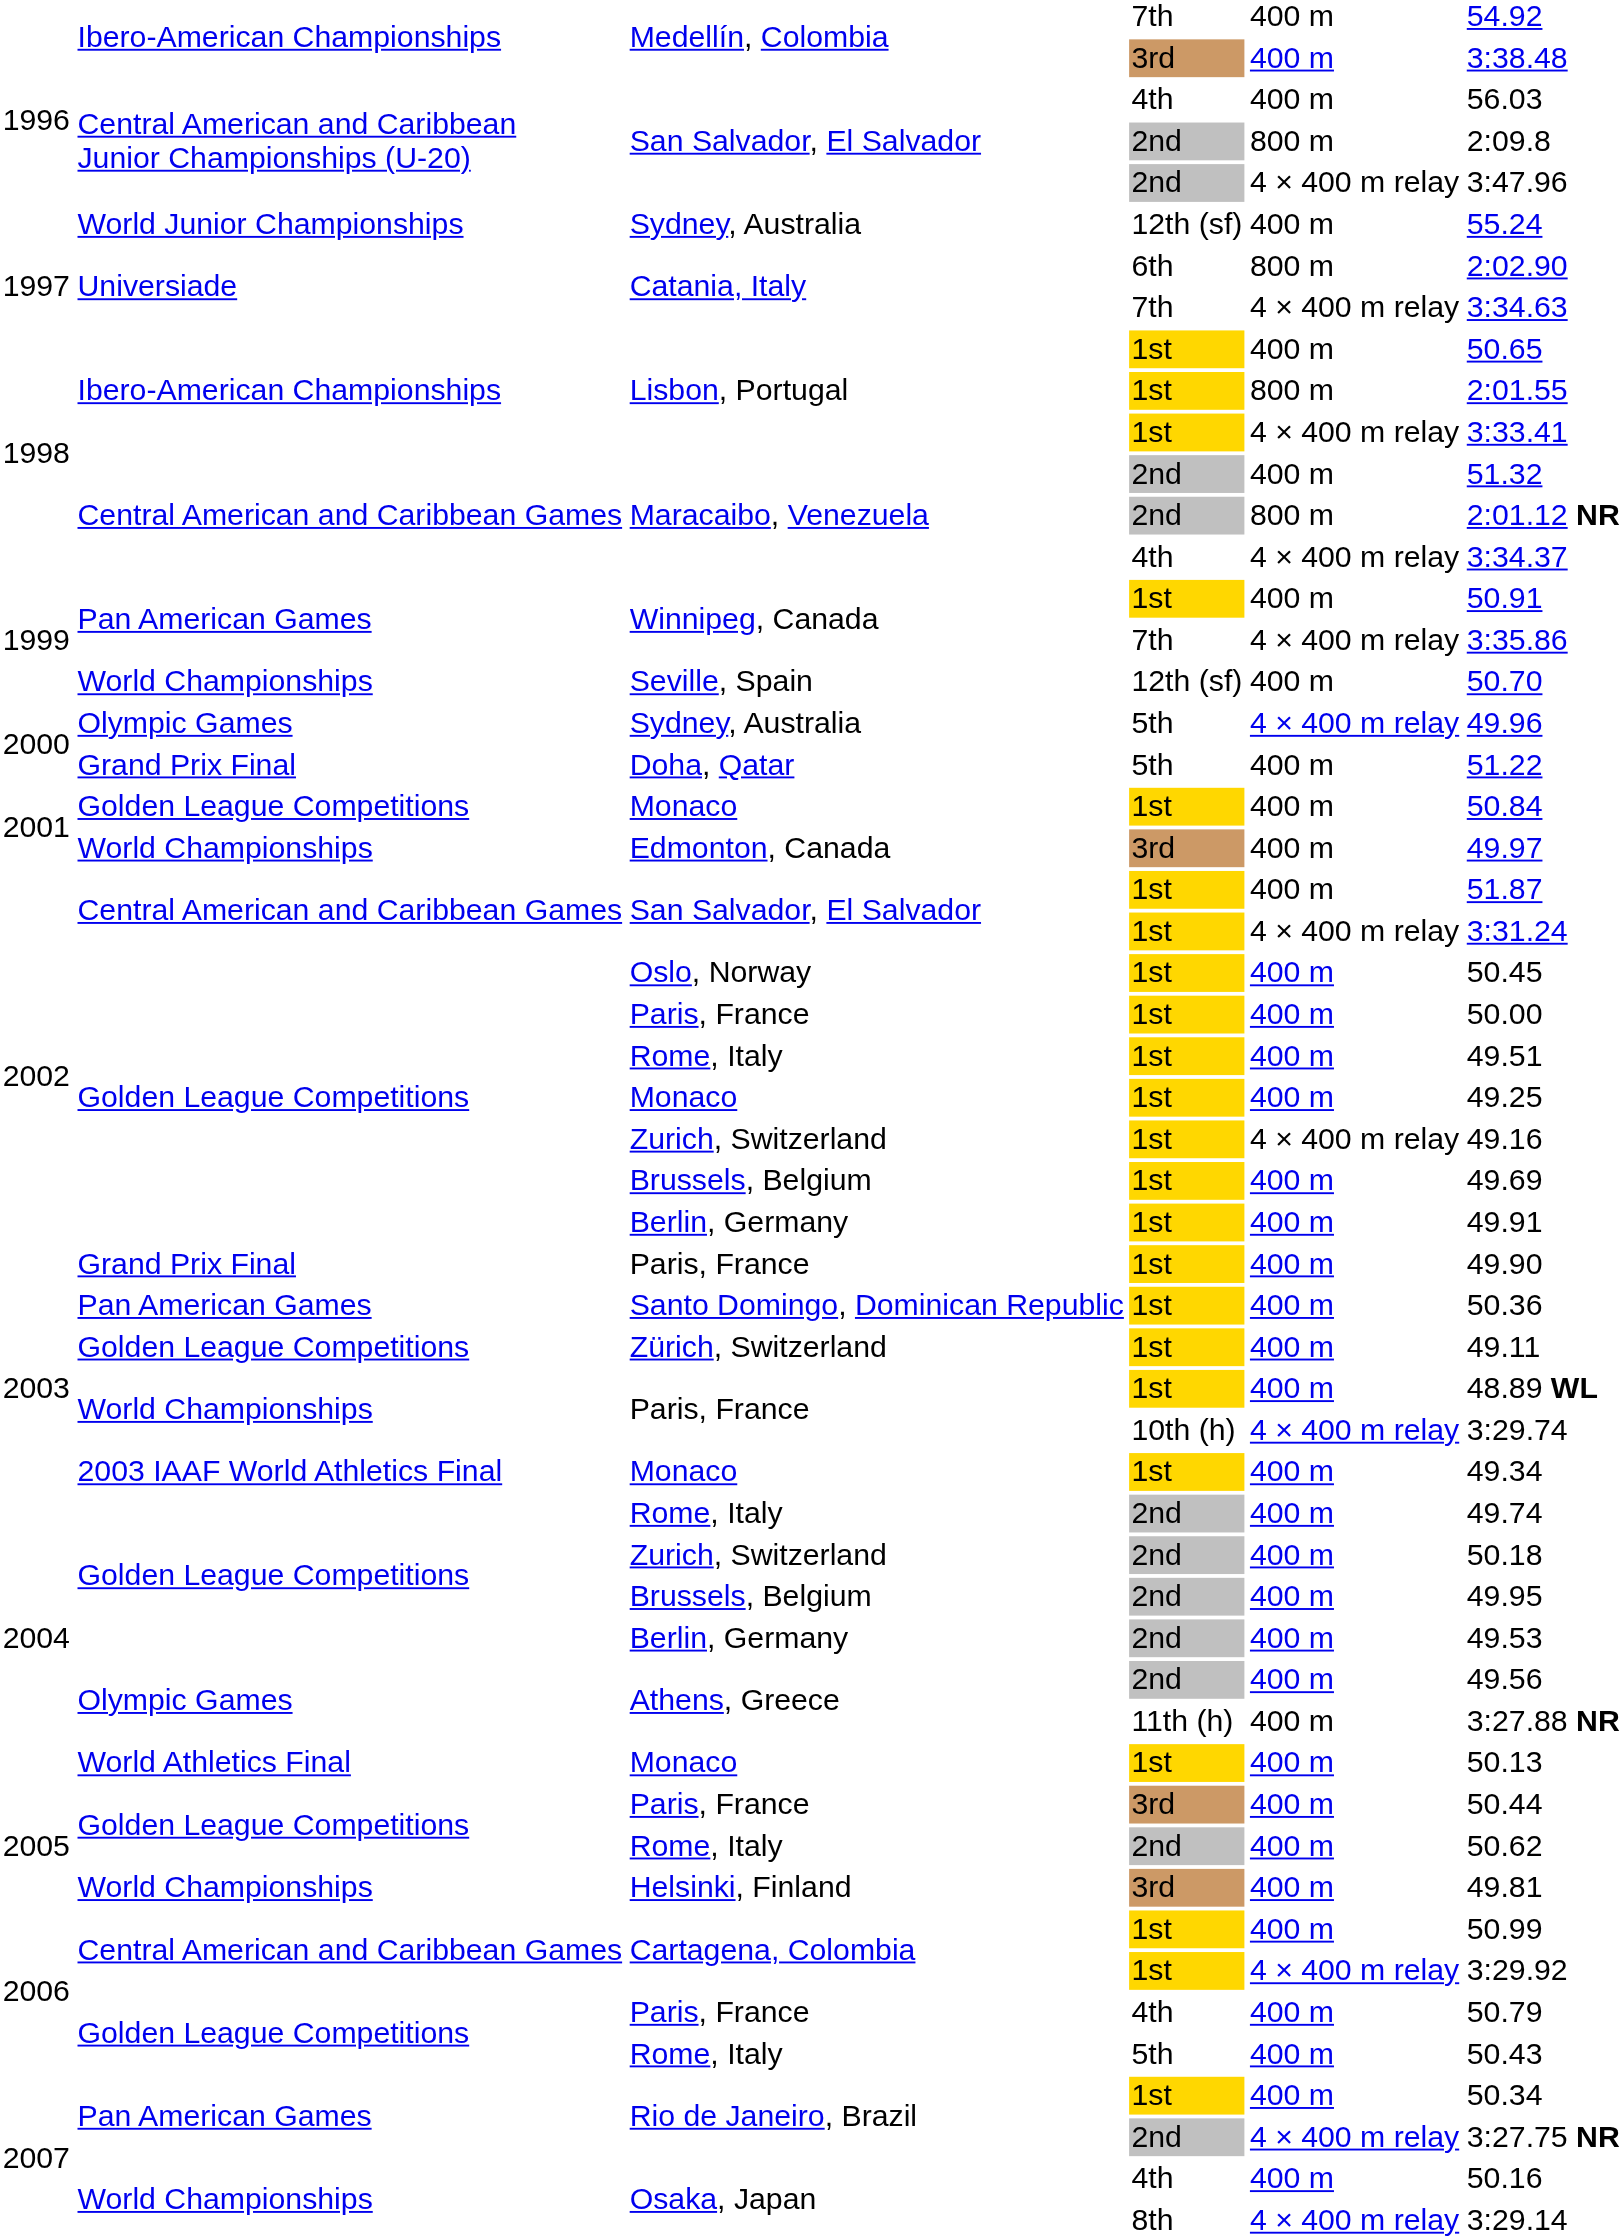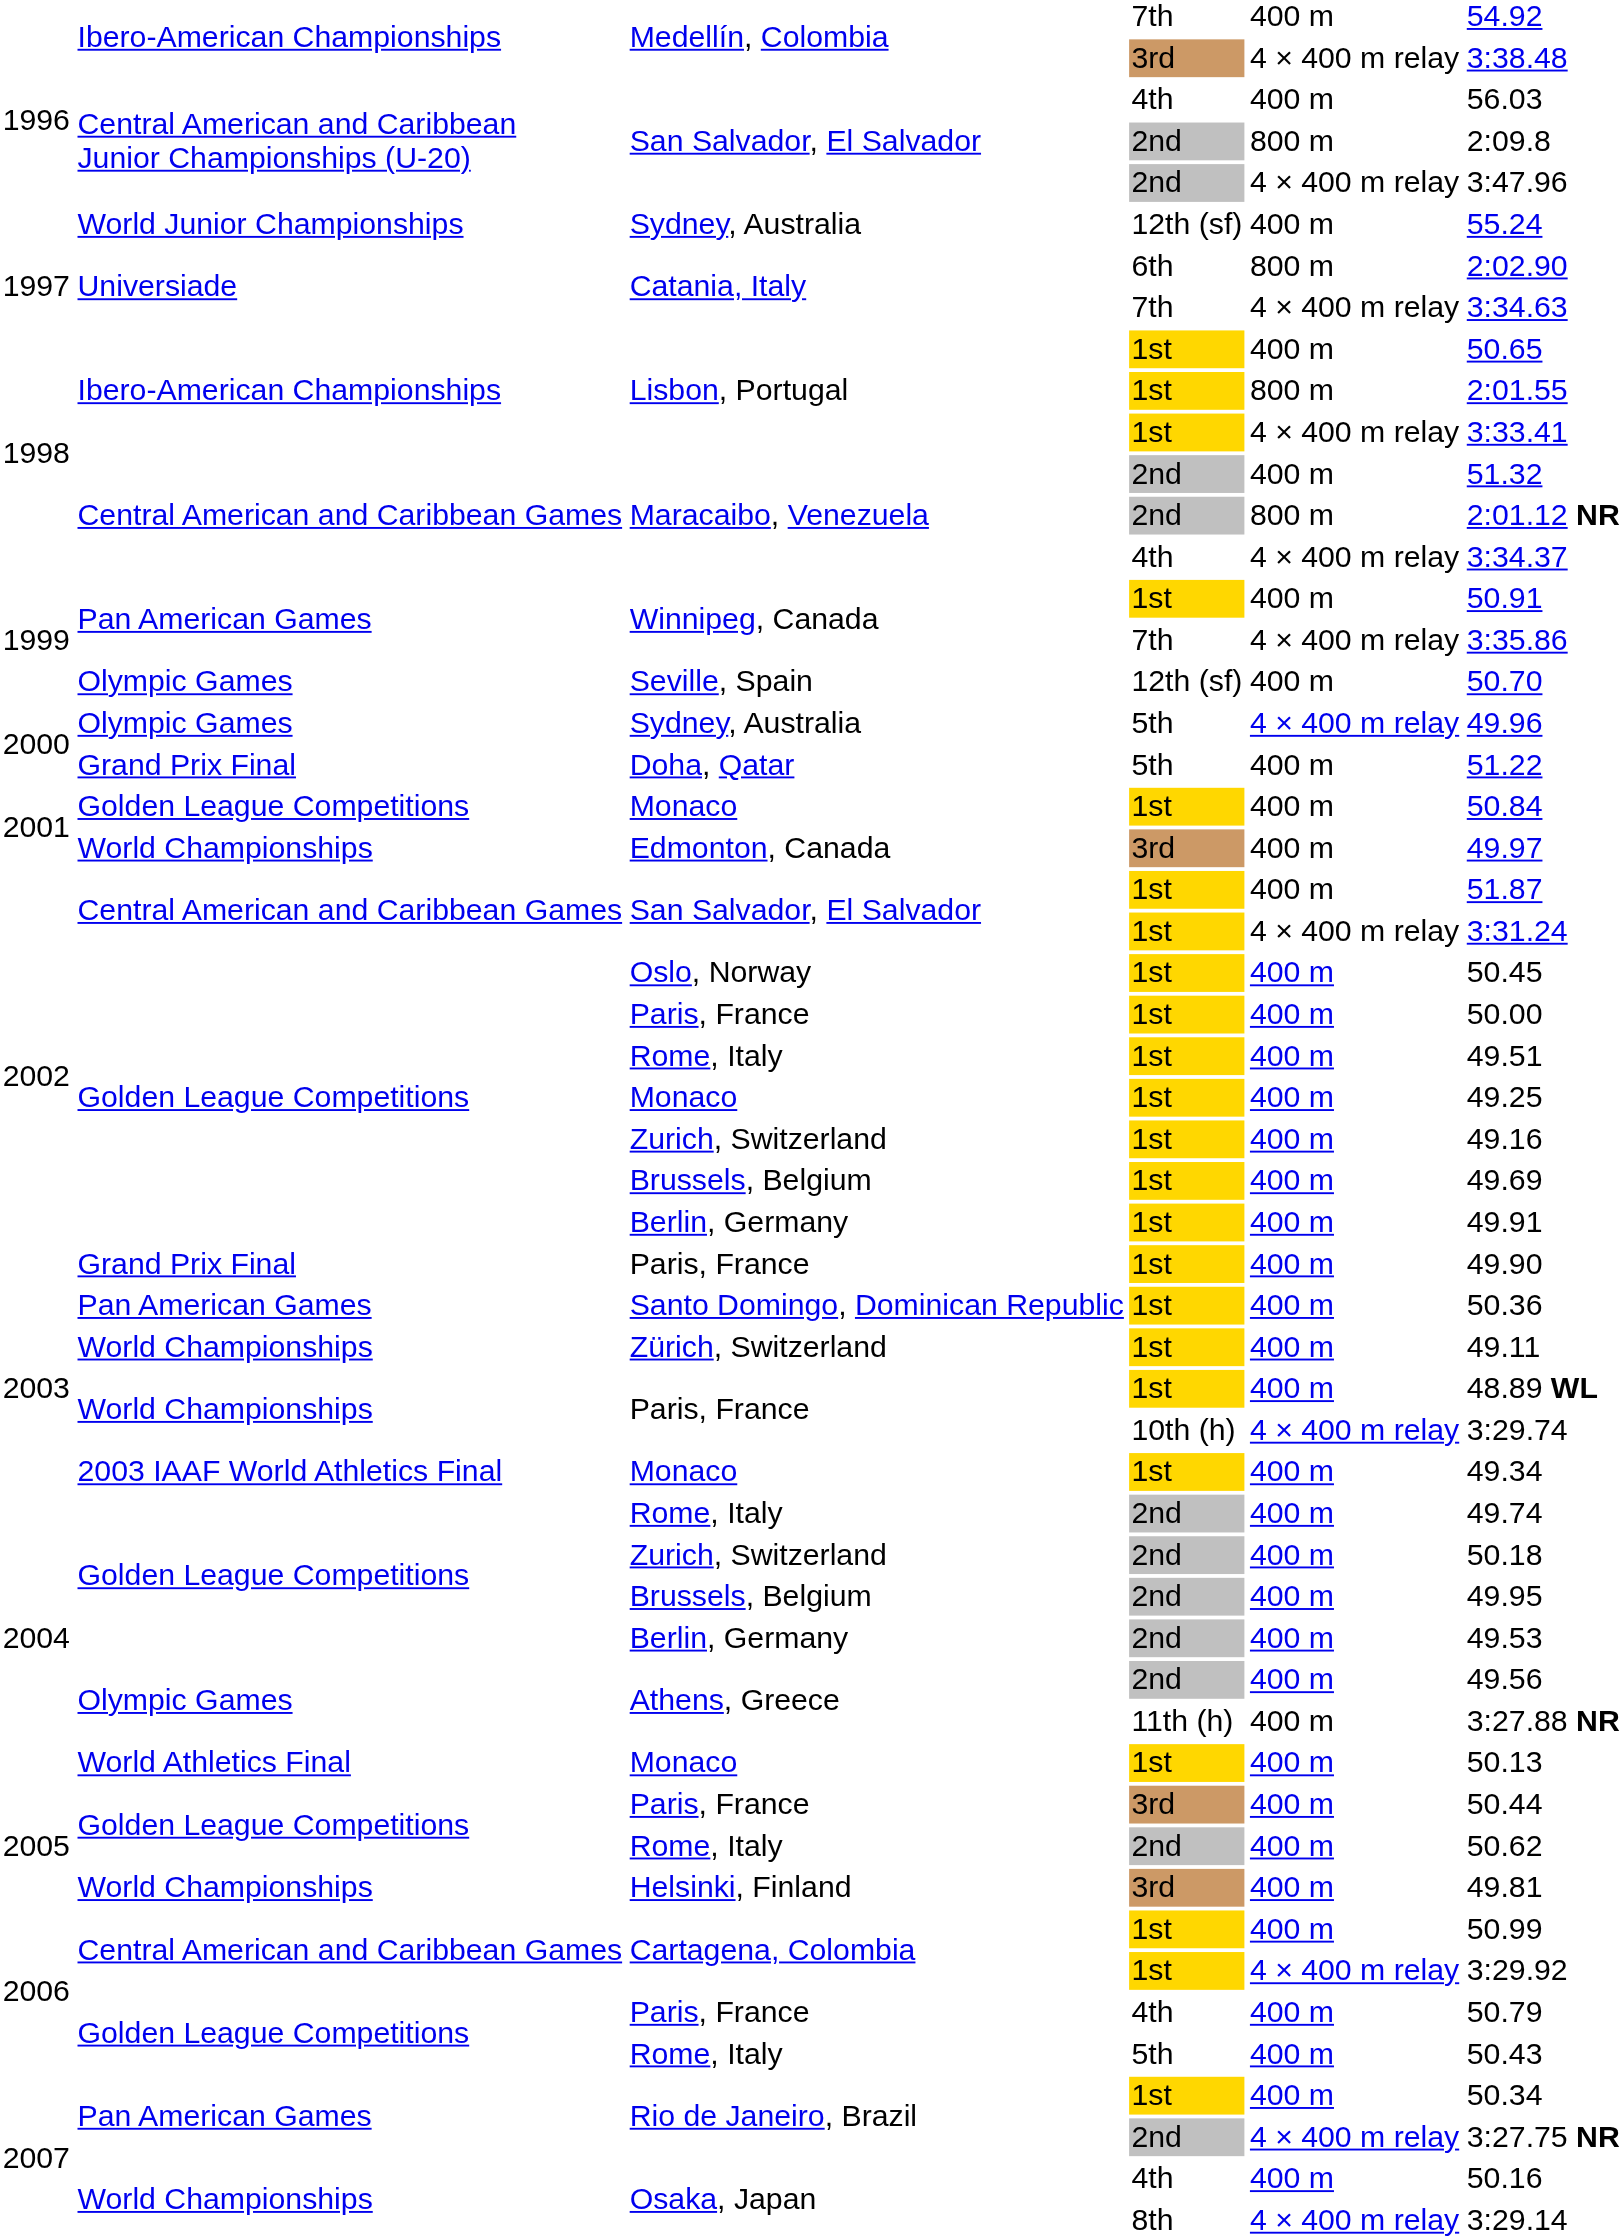(1292, 57) 400 m -> (1355, 57) 4 × 400 m relay
(225, 681) World Championships -> (185, 681) Olympic Games
(1355, 1138) 4 × 400 m relay -> (1292, 1138) 400 m
(273, 1346) Golden League Competitions -> (225, 1346) World Championships
